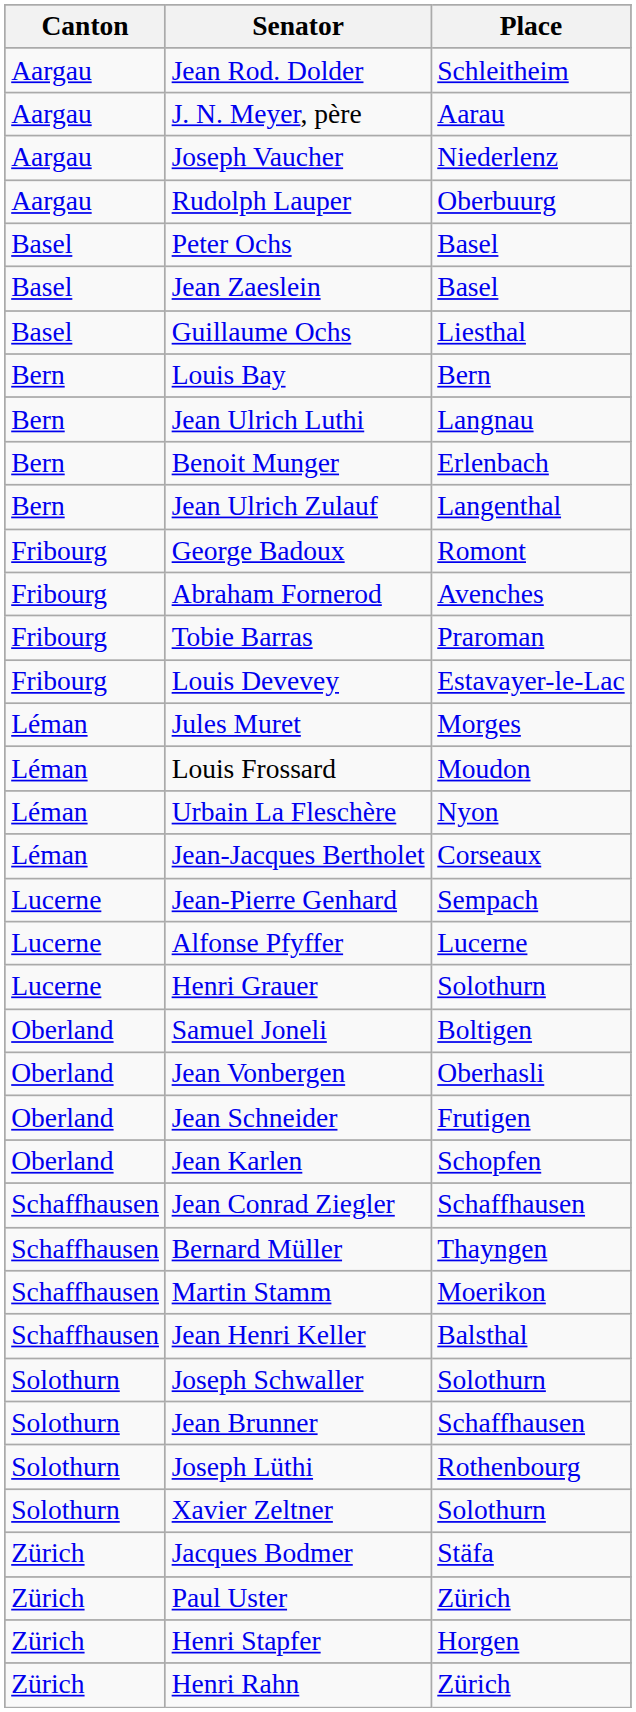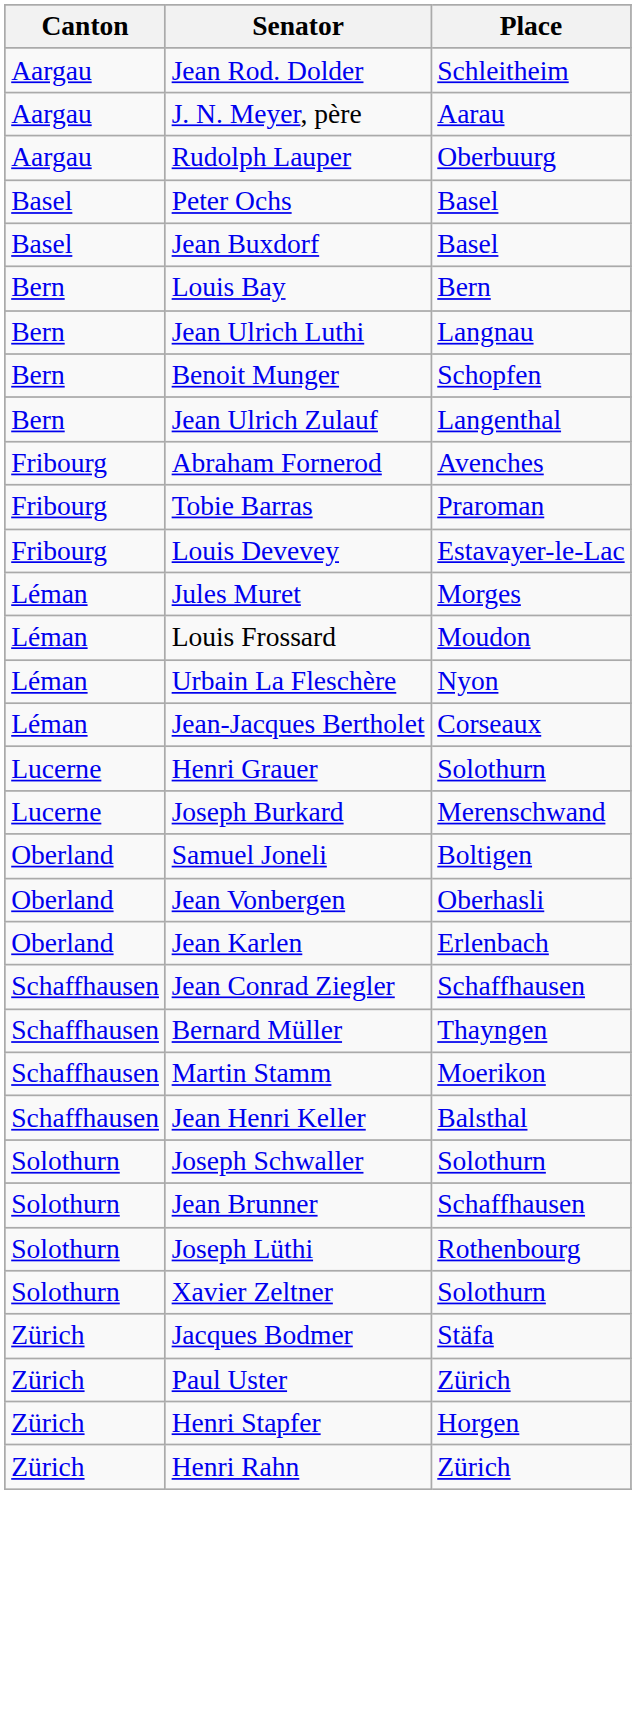- row: (257, 157)
- row: (246, 288)
+ row: (245, 244)
- row: (261, 331)
(493, 462) Erlenbach -> (489, 375) Schopfen
- row: (258, 550)
- row: (284, 899)
- row: (257, 942)
+ row: (258, 811)
- row: (255, 1117)
(489, 1161) Schopfen -> (493, 942) Erlenbach
